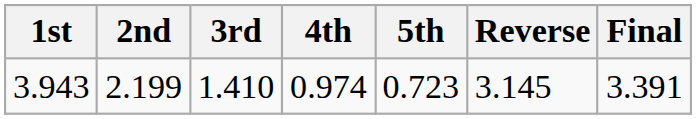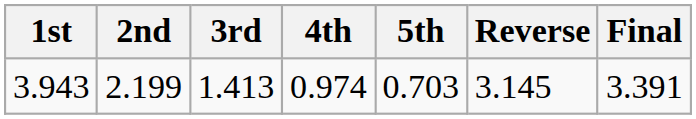(236, 85) 1.410 -> (236, 85) 1.413
(421, 85) 0.723 -> (421, 85) 0.703
